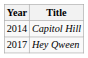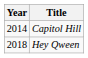(17, 45) 2017 -> (17, 45) 2018
